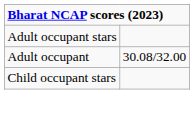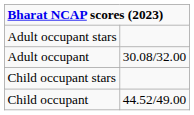+ row: (48, 99)
